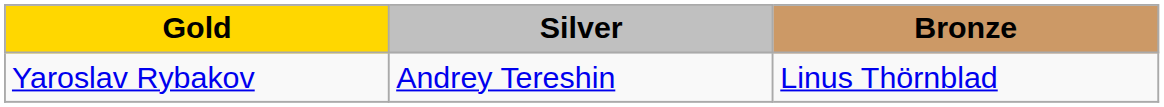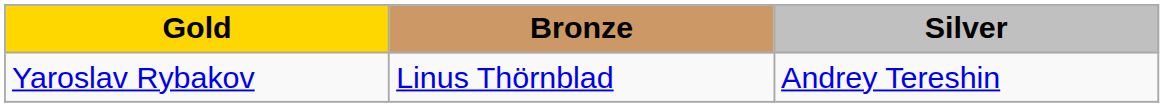columns swapped: (581, 28) <-> (966, 28)
